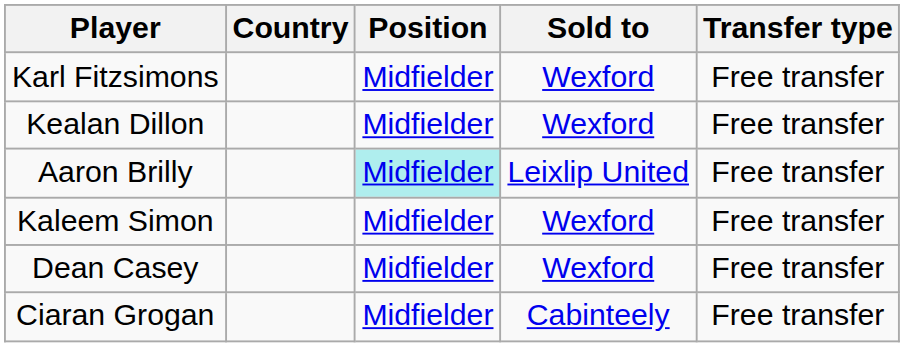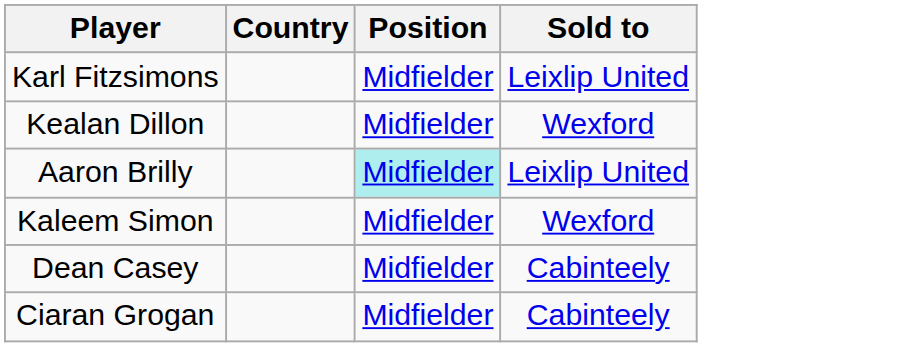- column: (798, 28)
(598, 76) Wexford -> (598, 76) Leixlip United
(598, 268) Wexford -> (598, 268) Cabinteely
